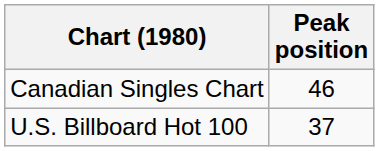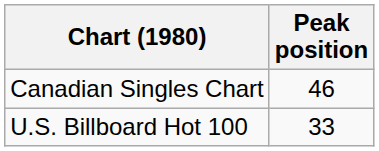(321, 126) 37 -> (321, 126) 33
